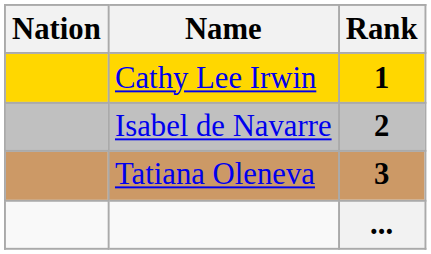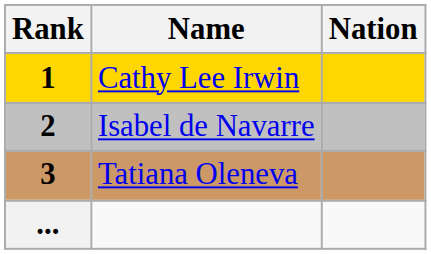columns swapped: (382, 28) <-> (56, 28)
